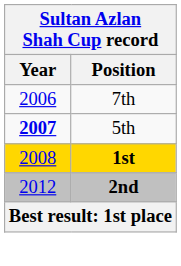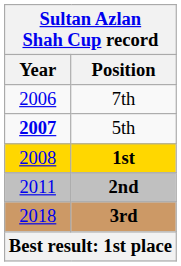(38, 187) 2012 -> (38, 187) 2011
+ row: (124, 216)
